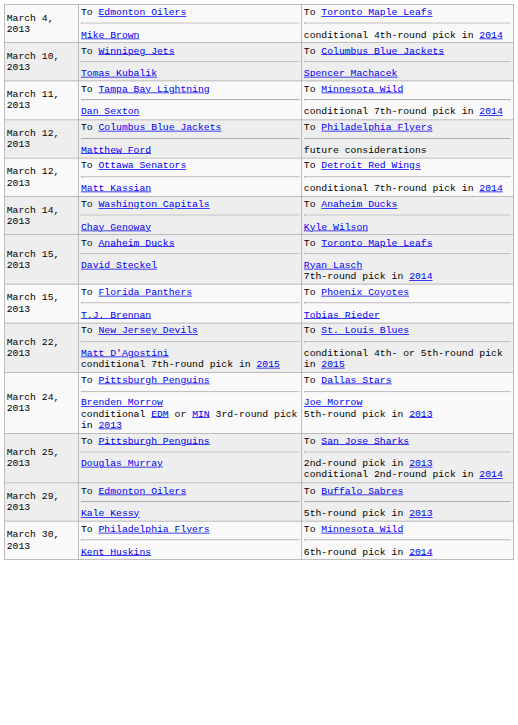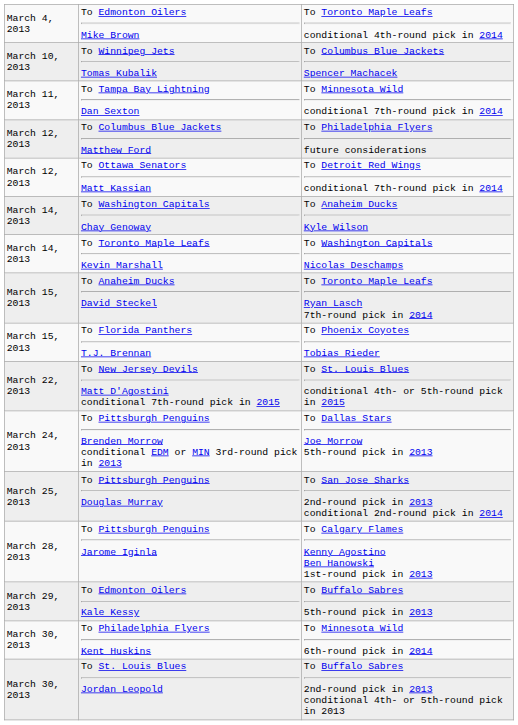+ row: (190, 254)
+ row: (190, 541)
+ row: (190, 678)
